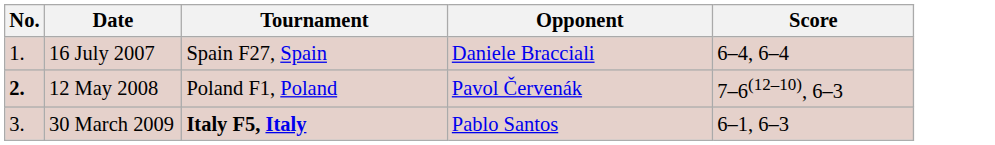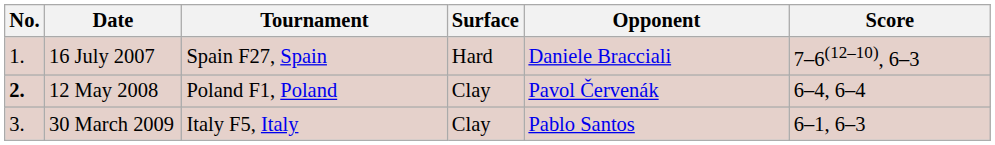+ column: (485, 20)
(753, 53) 6–4, 6–4 -> (857, 55) 7–6(12–10), 6–3
(780, 88) 7–6(12–10), 6–3 -> (830, 91) 6–4, 6–4
(246, 123) bold -> (242, 123) normal
